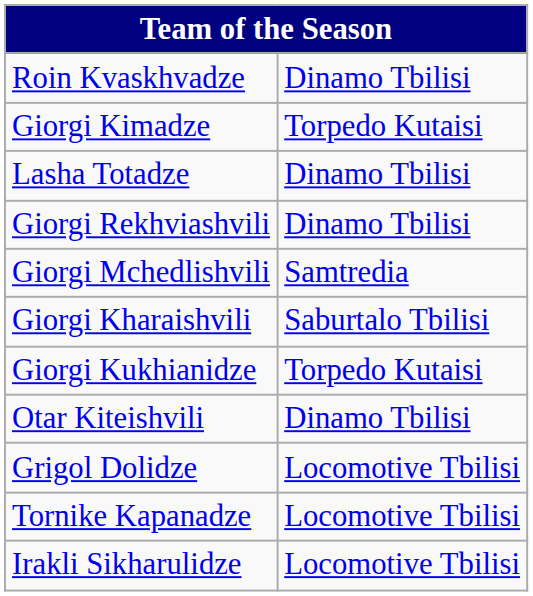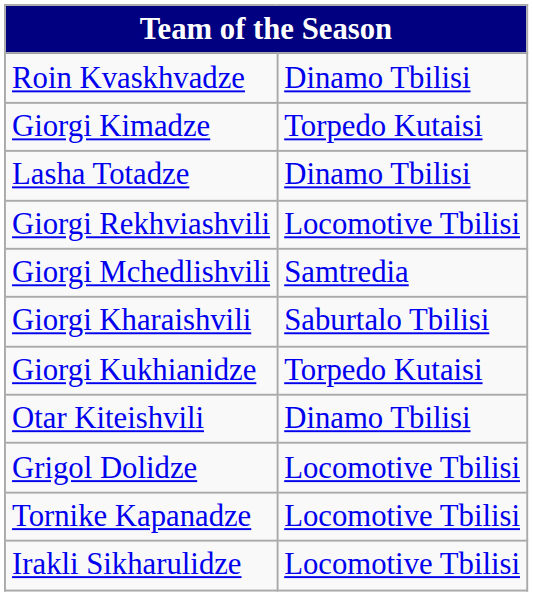(377, 223) Dinamo Tbilisi -> (402, 223) Locomotive Tbilisi
